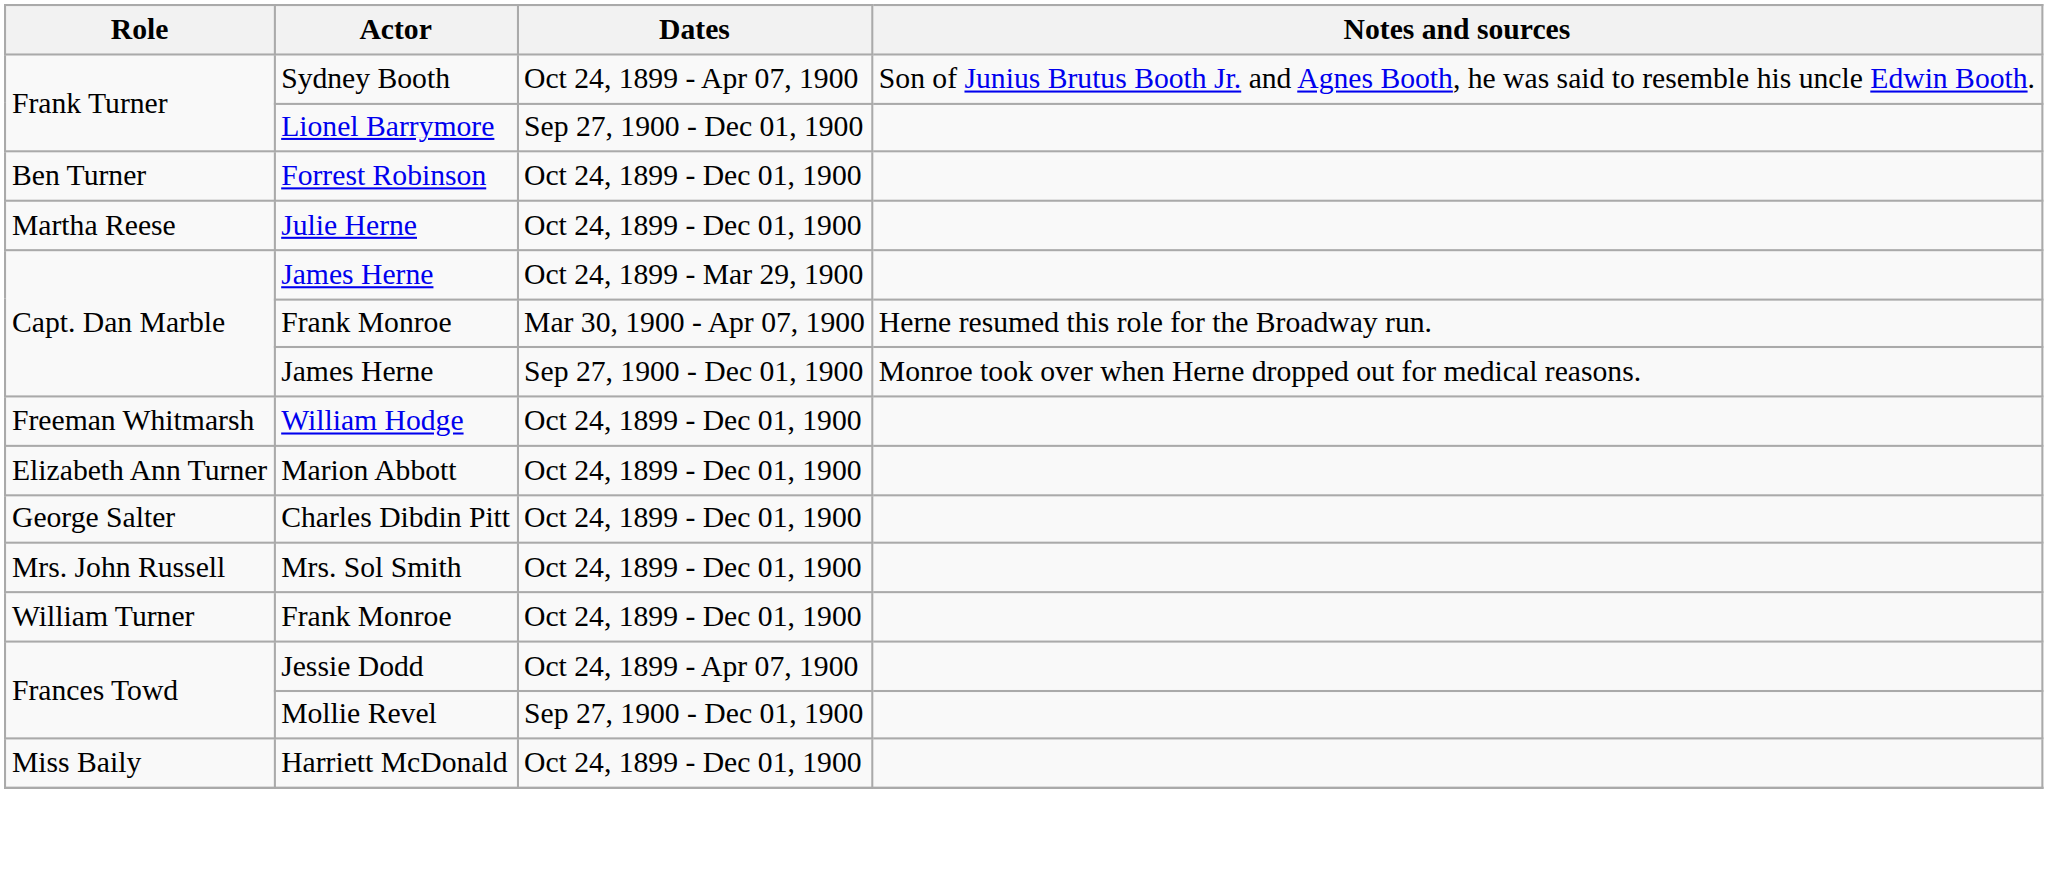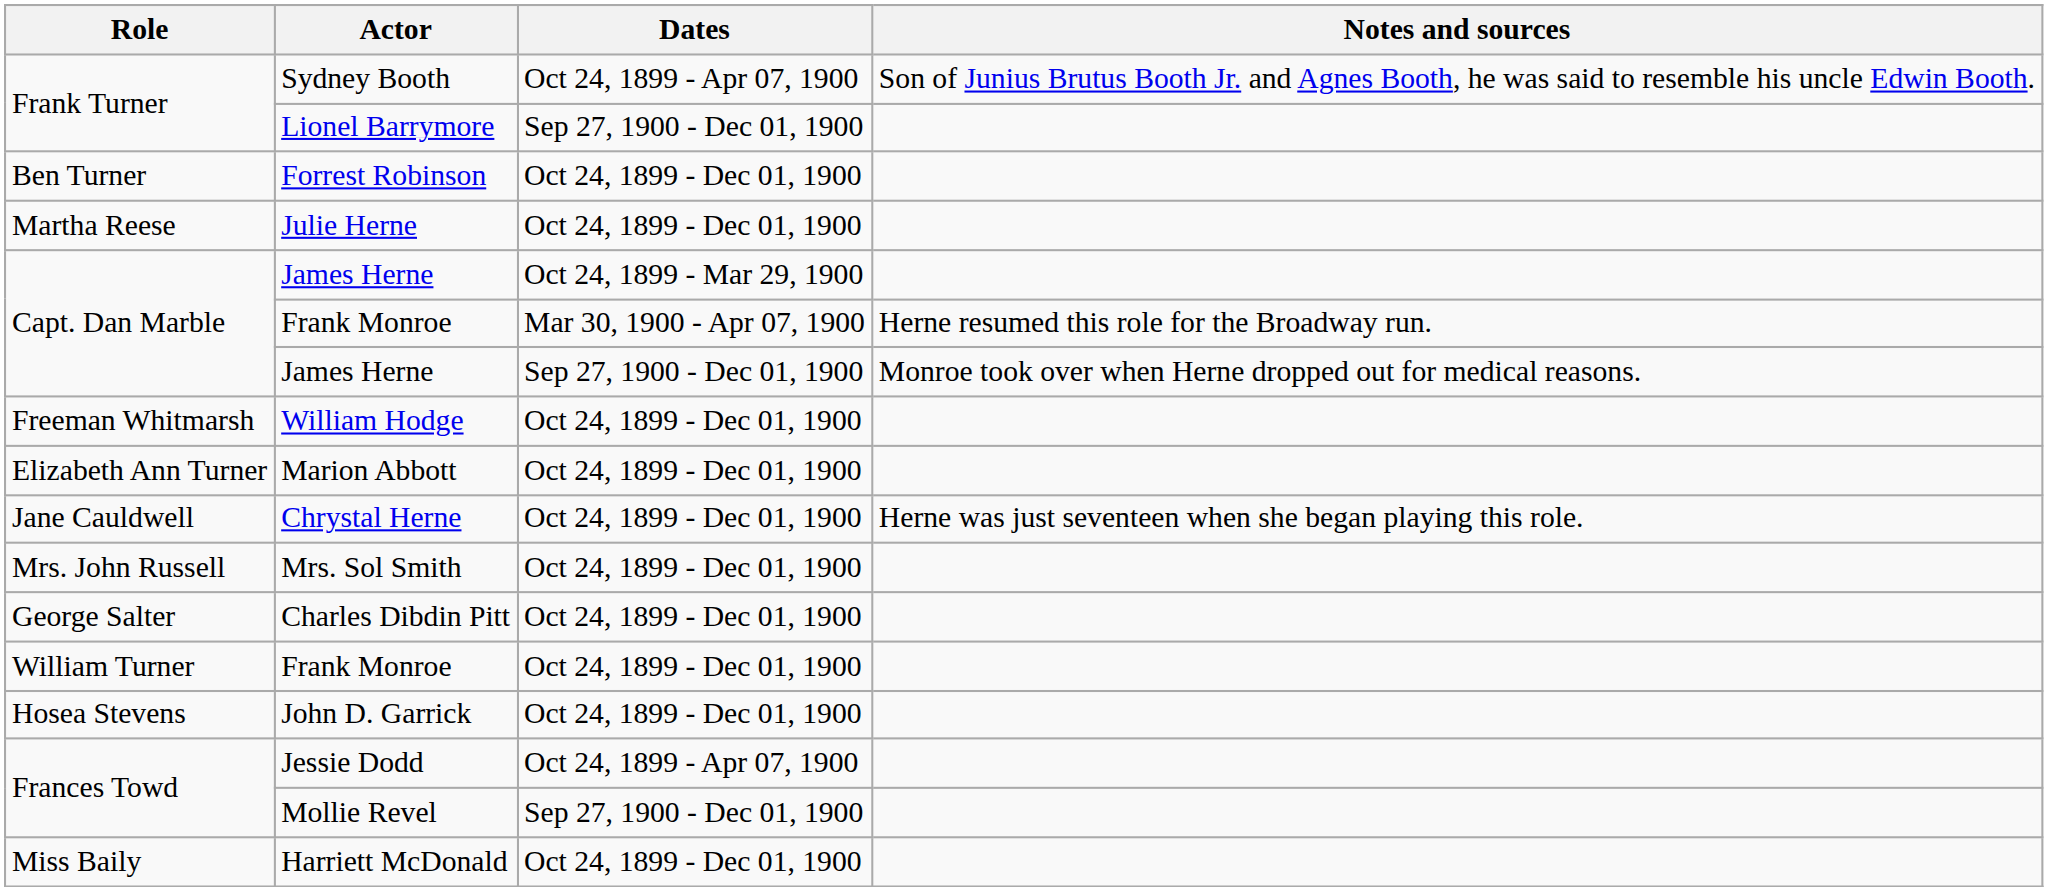+ row: (371, 518)
rows swapped: (396, 518) <-> (371, 567)
+ row: (376, 714)
